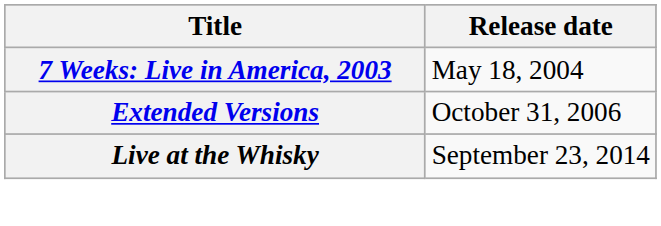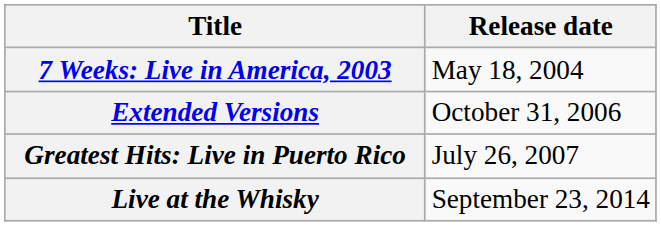+ row: (215, 155)
